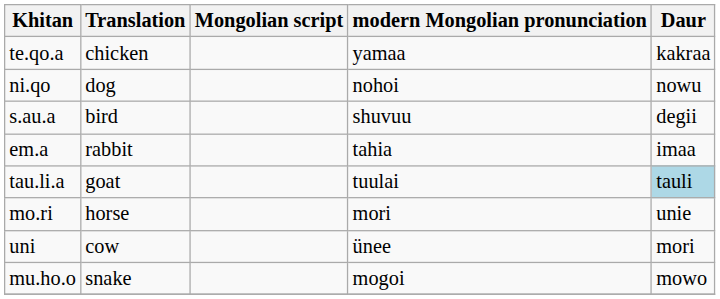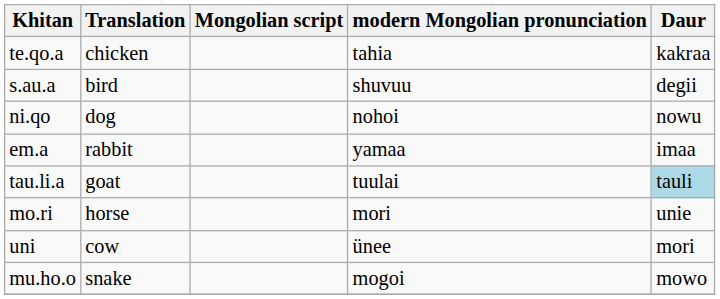(379, 52) yamaa -> (372, 52) tahia
rows swapped: (30, 85) <-> (32, 117)
(372, 149) tahia -> (379, 149) yamaa
